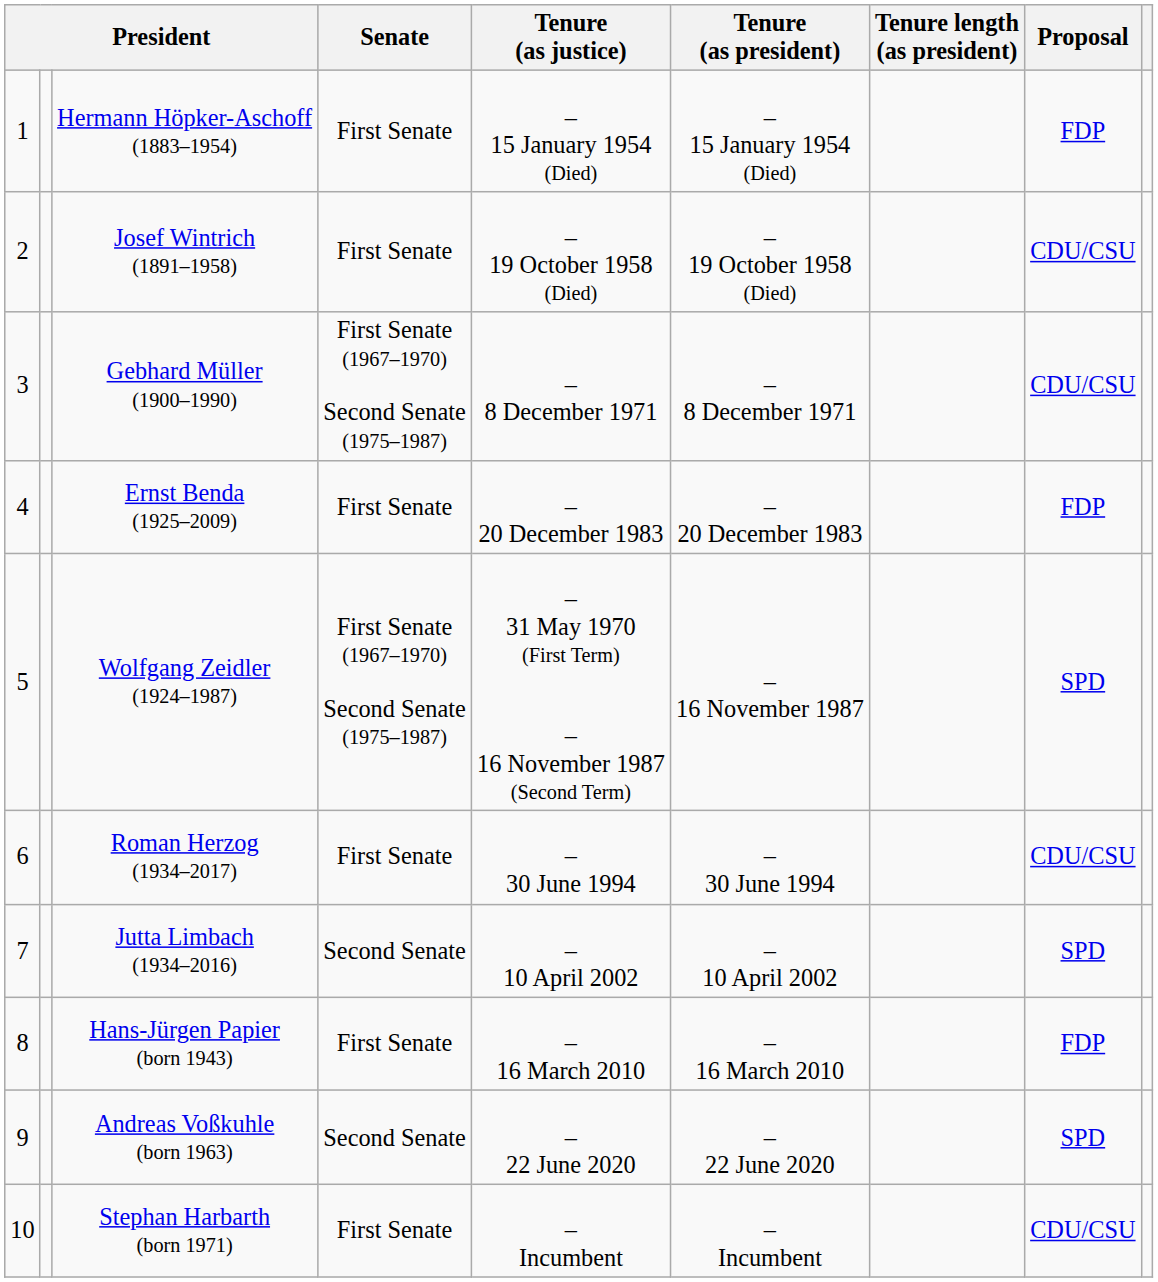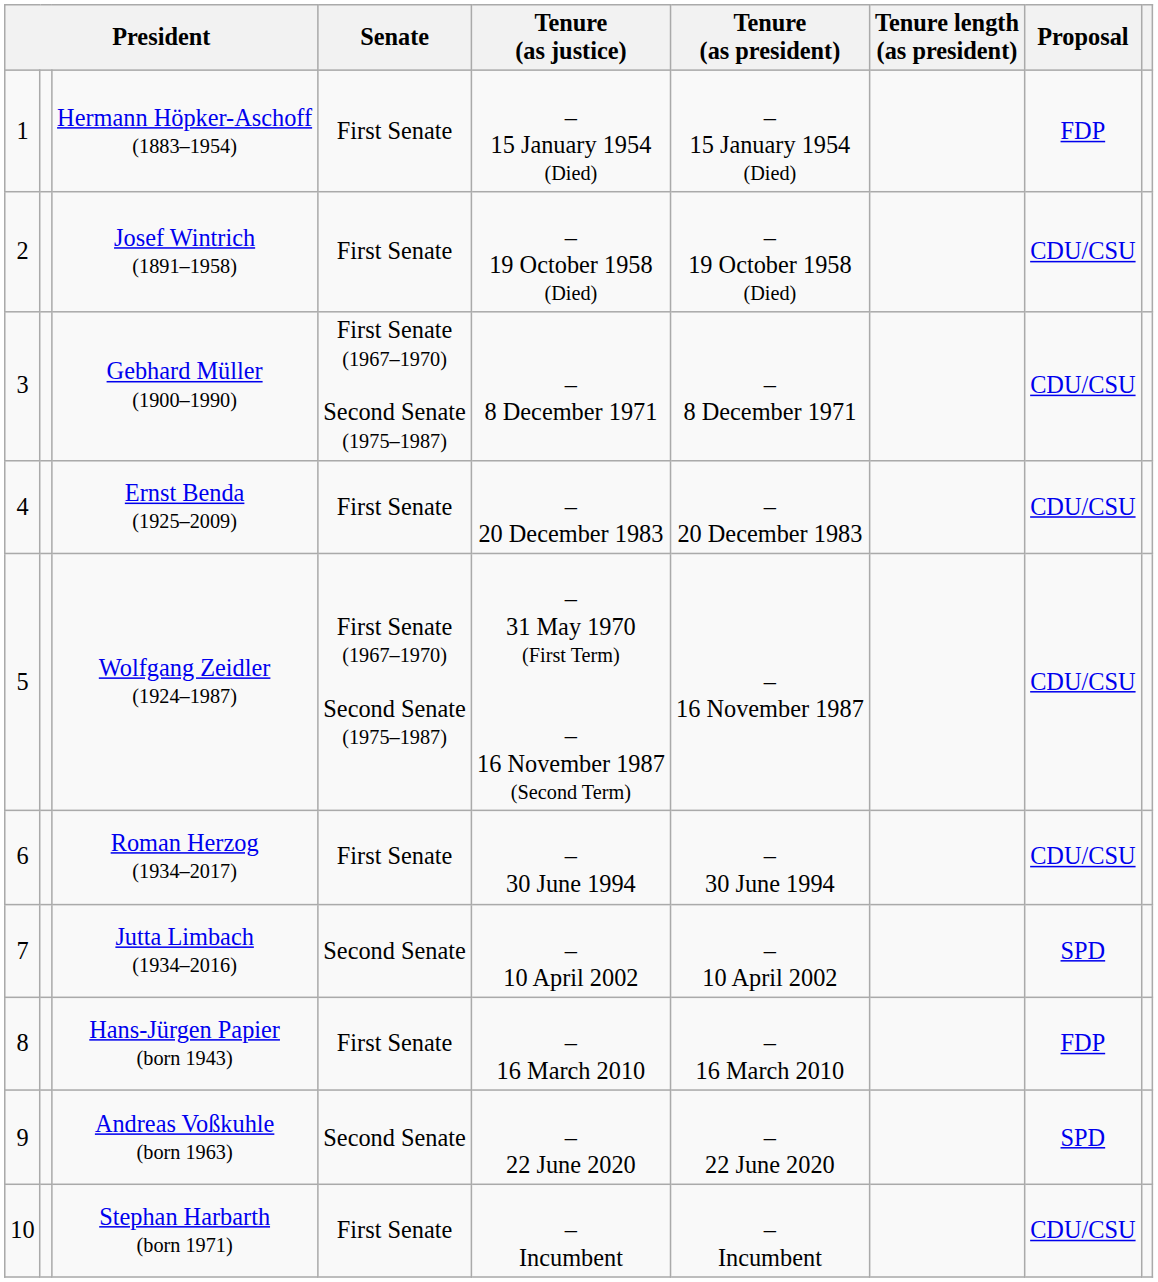(1083, 506) FDP -> (1083, 506) CDU/CSU
(1083, 681) SPD -> (1083, 681) CDU/CSU
